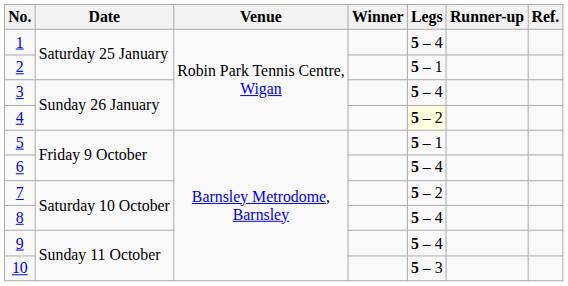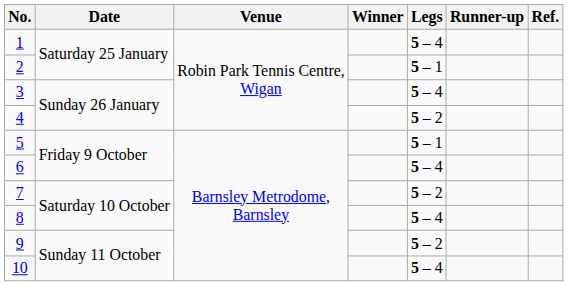(427, 117) lightyellow background -> (427, 117) no background
(427, 243) 5 – 4 -> (427, 243) 5 – 2
(427, 268) 5 – 3 -> (427, 268) 5 – 4
